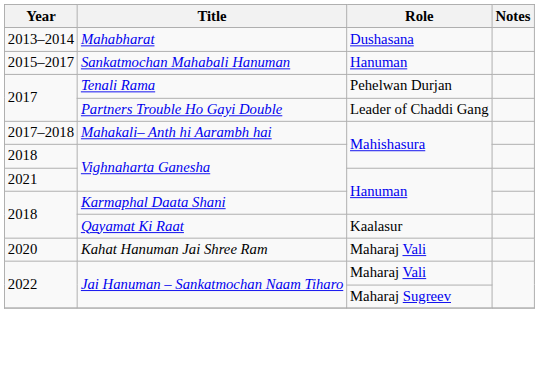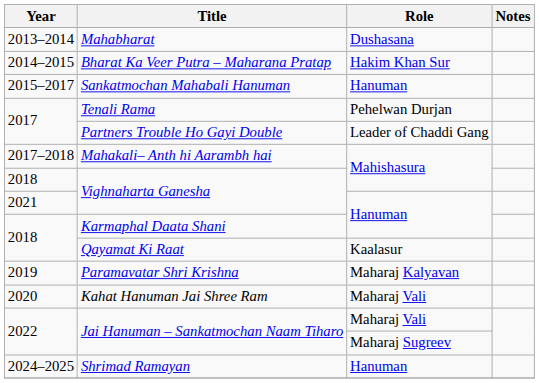+ row: (206, 62)
+ row: (160, 272)
+ row: (135, 366)
